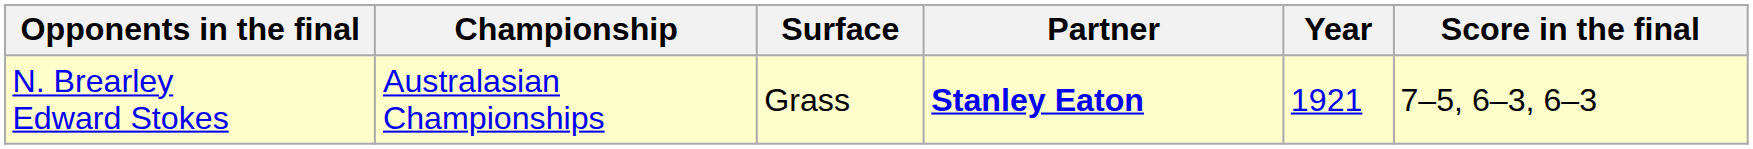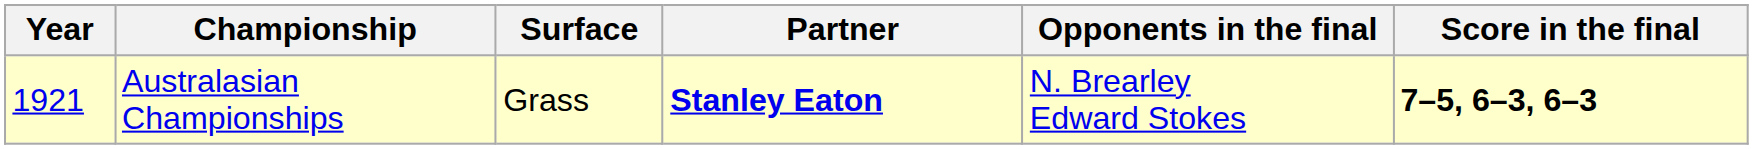columns swapped: (1338, 30) <-> (190, 30)
(1499, 99) normal -> (1499, 99) bold
